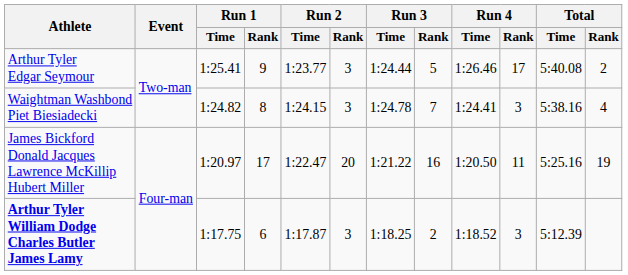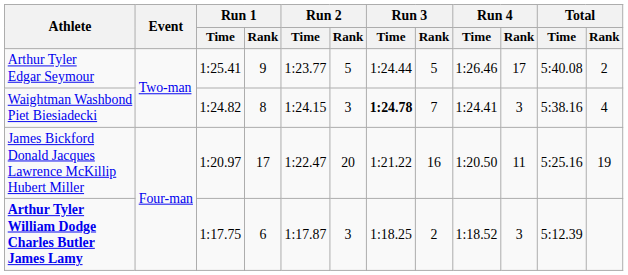(348, 68) 3 -> (348, 68) 5
(391, 107) normal -> (391, 107) bold
